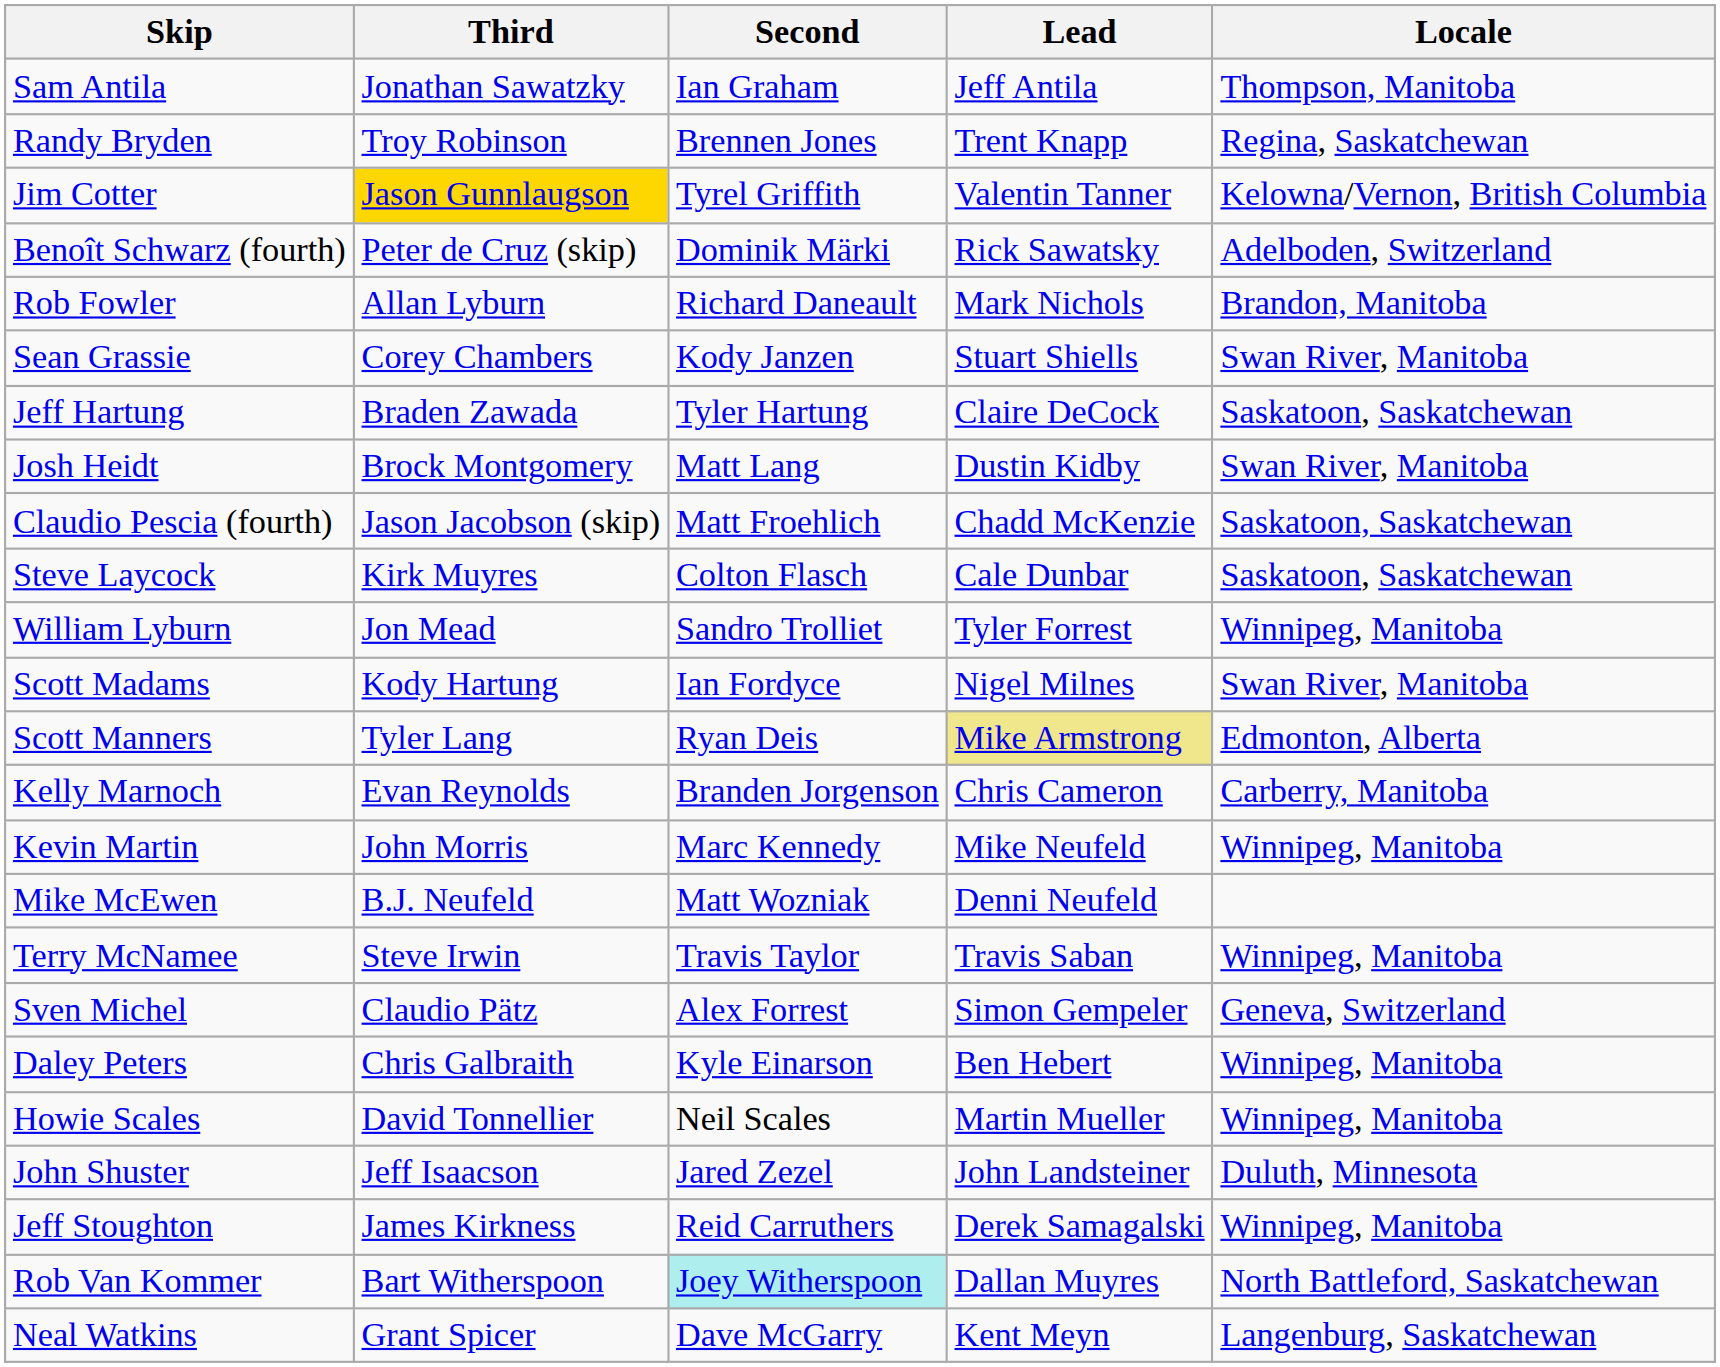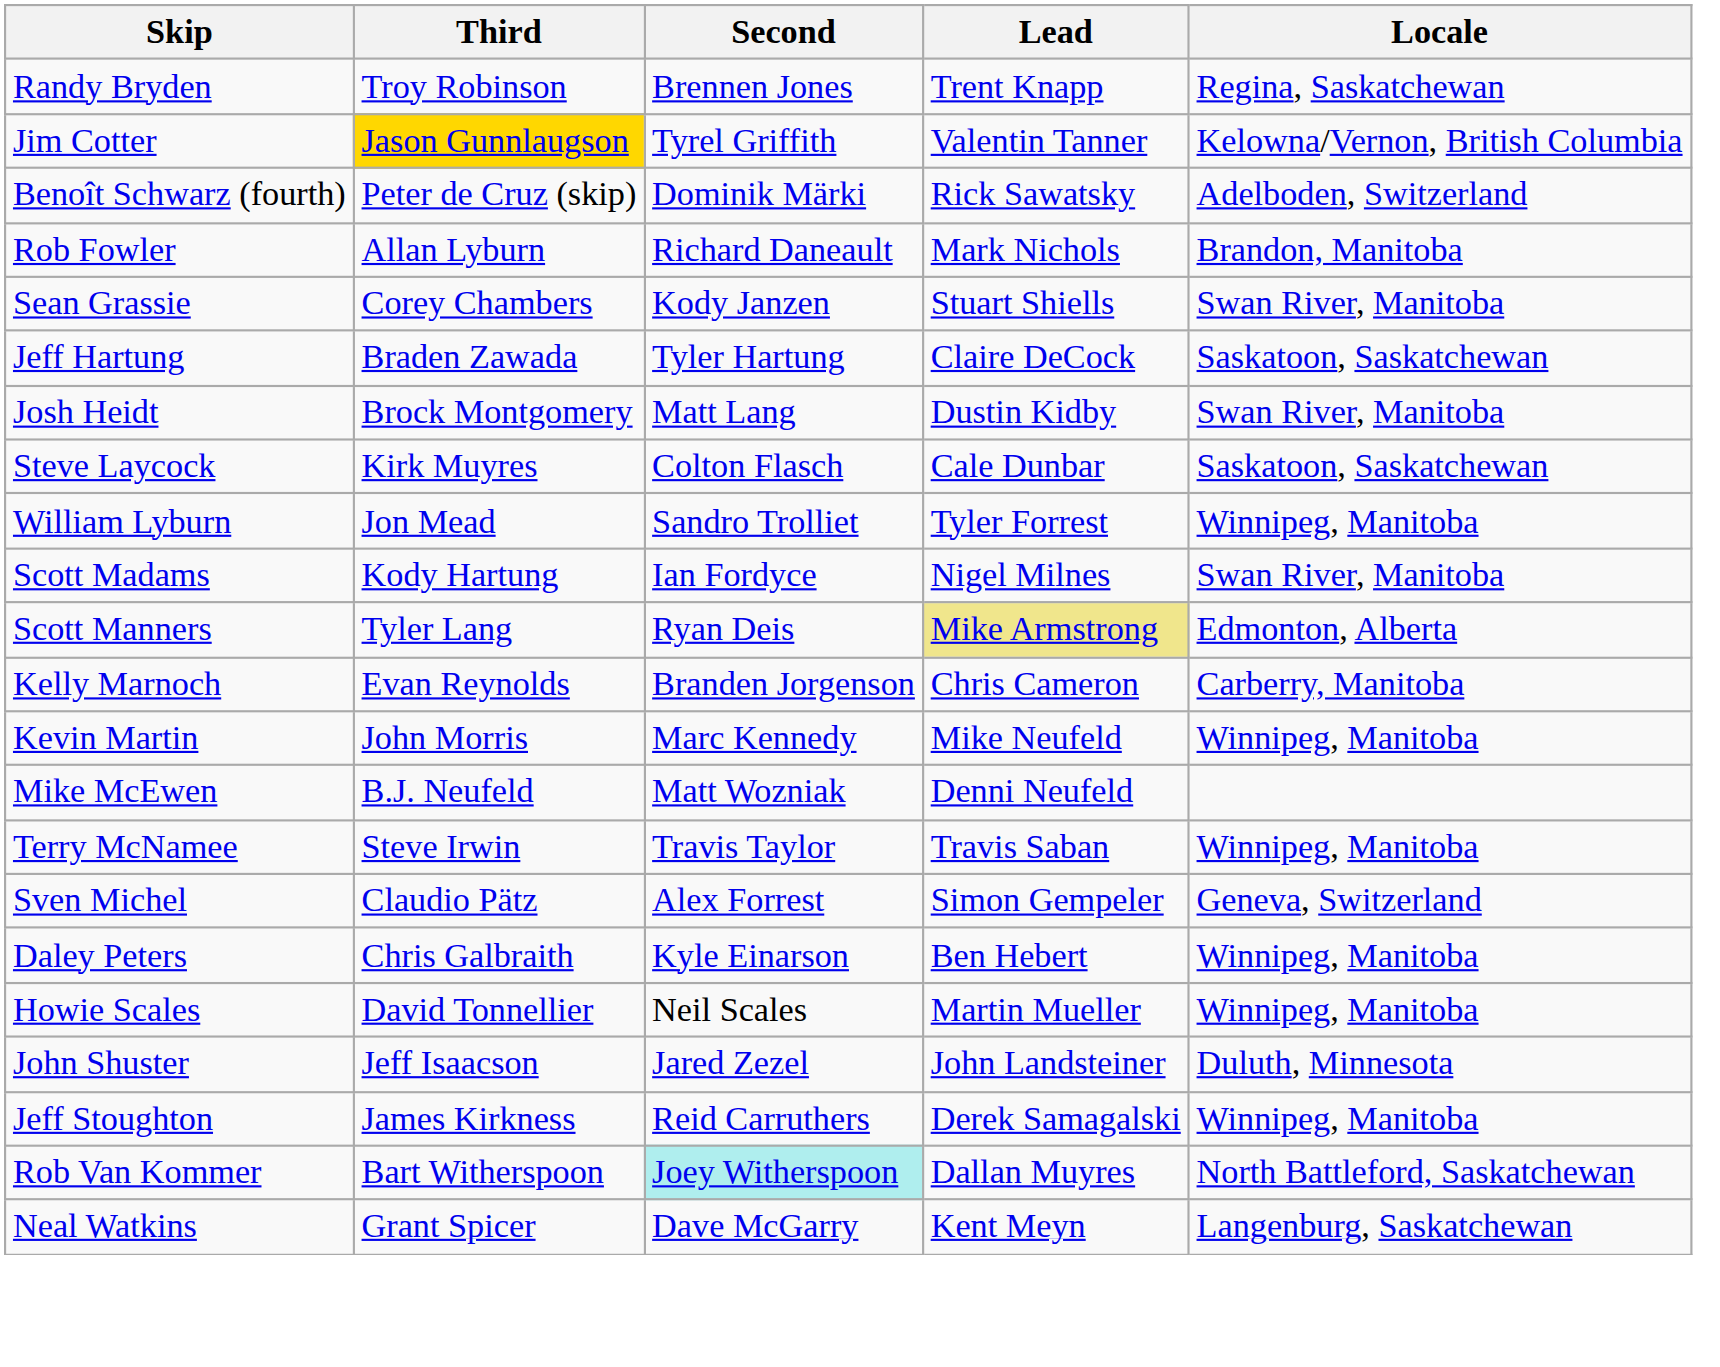- row: (90, 85)
- row: (173, 520)
